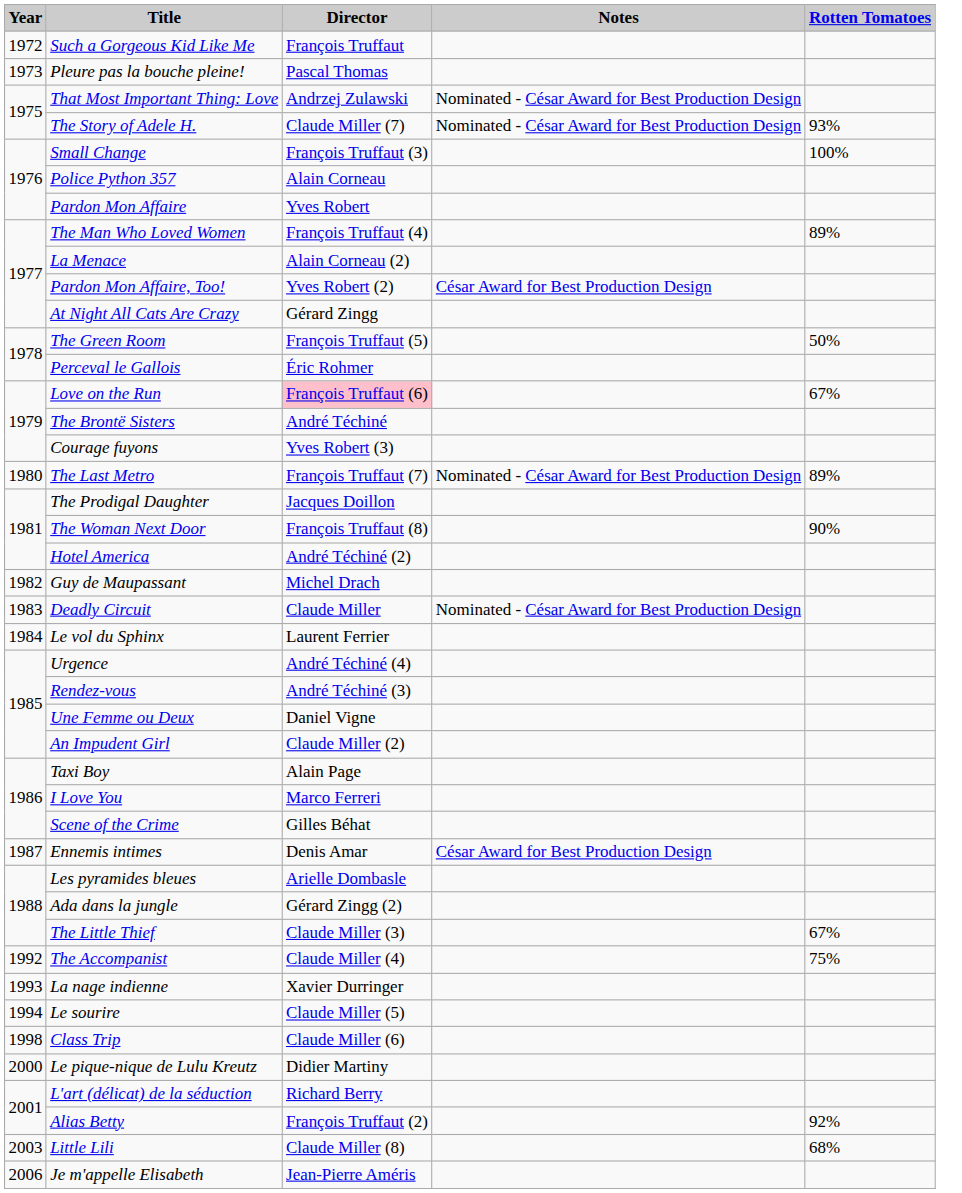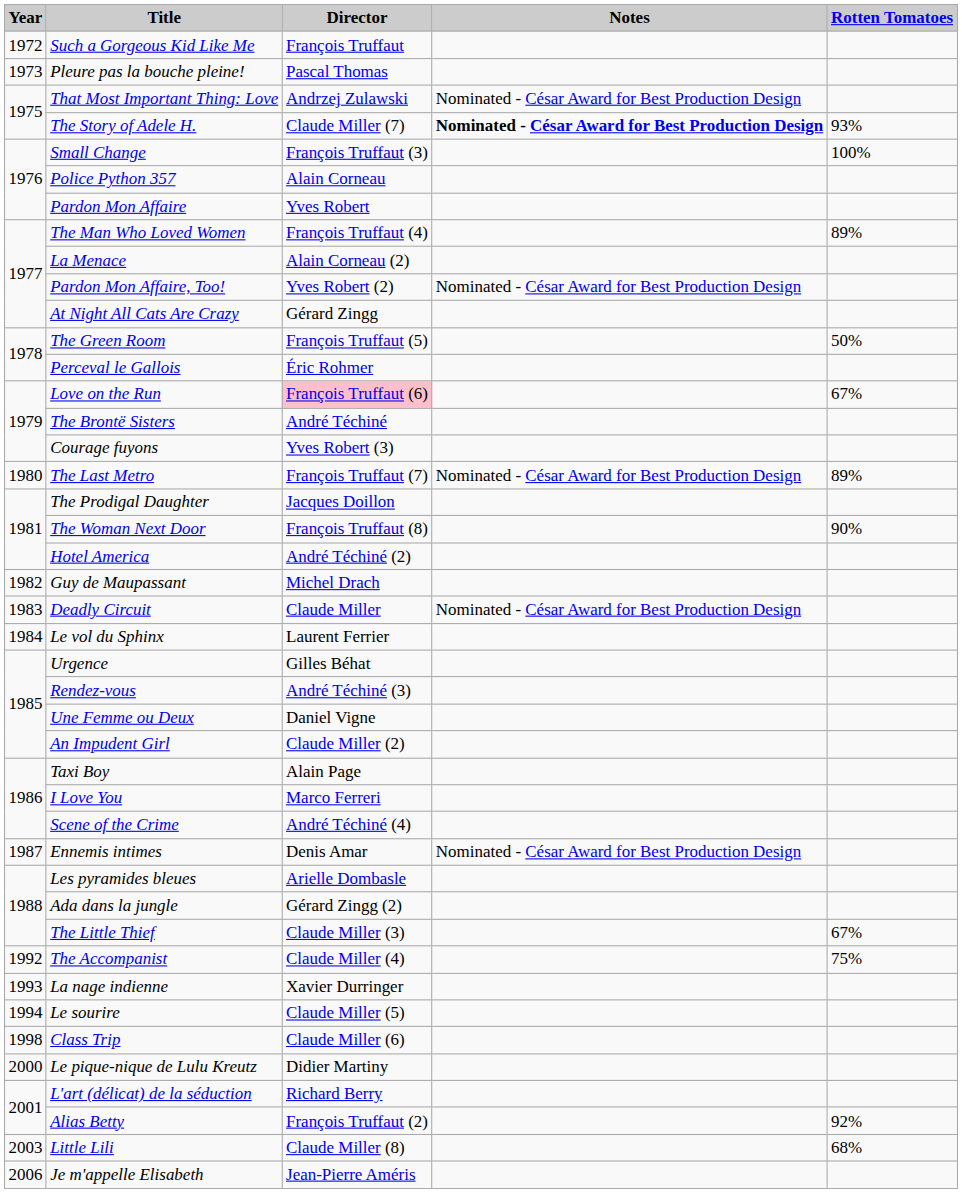(618, 125) normal -> (630, 125) bold
(574, 286) César Award for Best Production Design -> (618, 286) Nominated - César Award for Best Production Design
(348, 663) André Téchiné (4) -> (328, 663) Gilles Béhat
(328, 824) Gilles Béhat -> (348, 824) André Téchiné (4)
(574, 851) César Award for Best Production Design -> (618, 851) Nominated - César Award for Best Production Design
